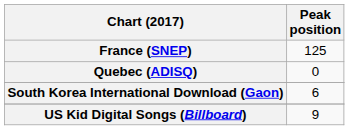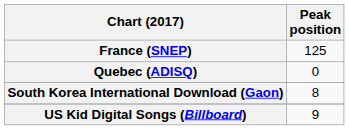(315, 93) 6 -> (315, 93) 8
